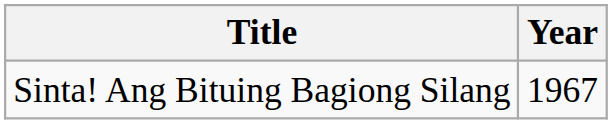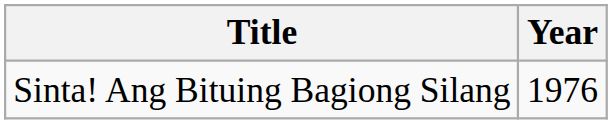(563, 88) 1967 -> (563, 88) 1976
